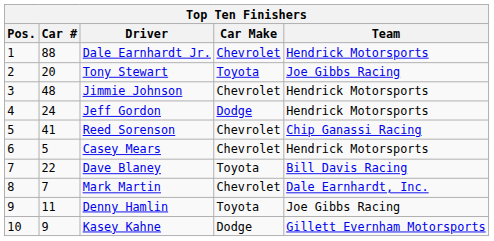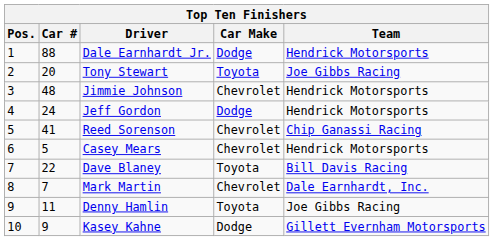(249, 53) Chevrolet -> (234, 53) Dodge
